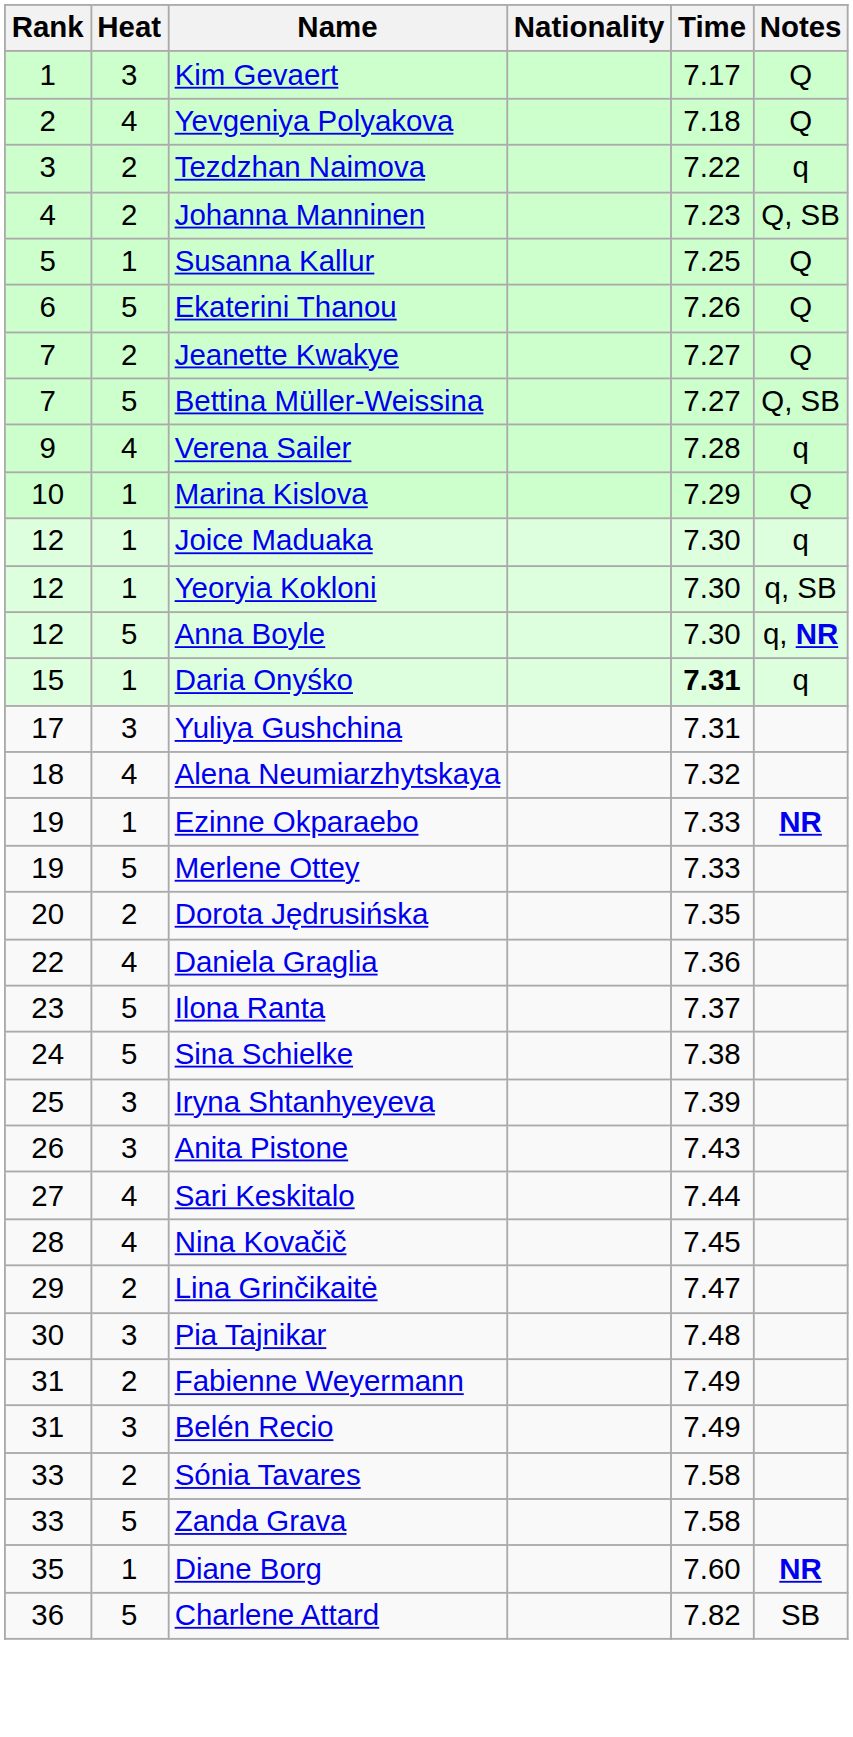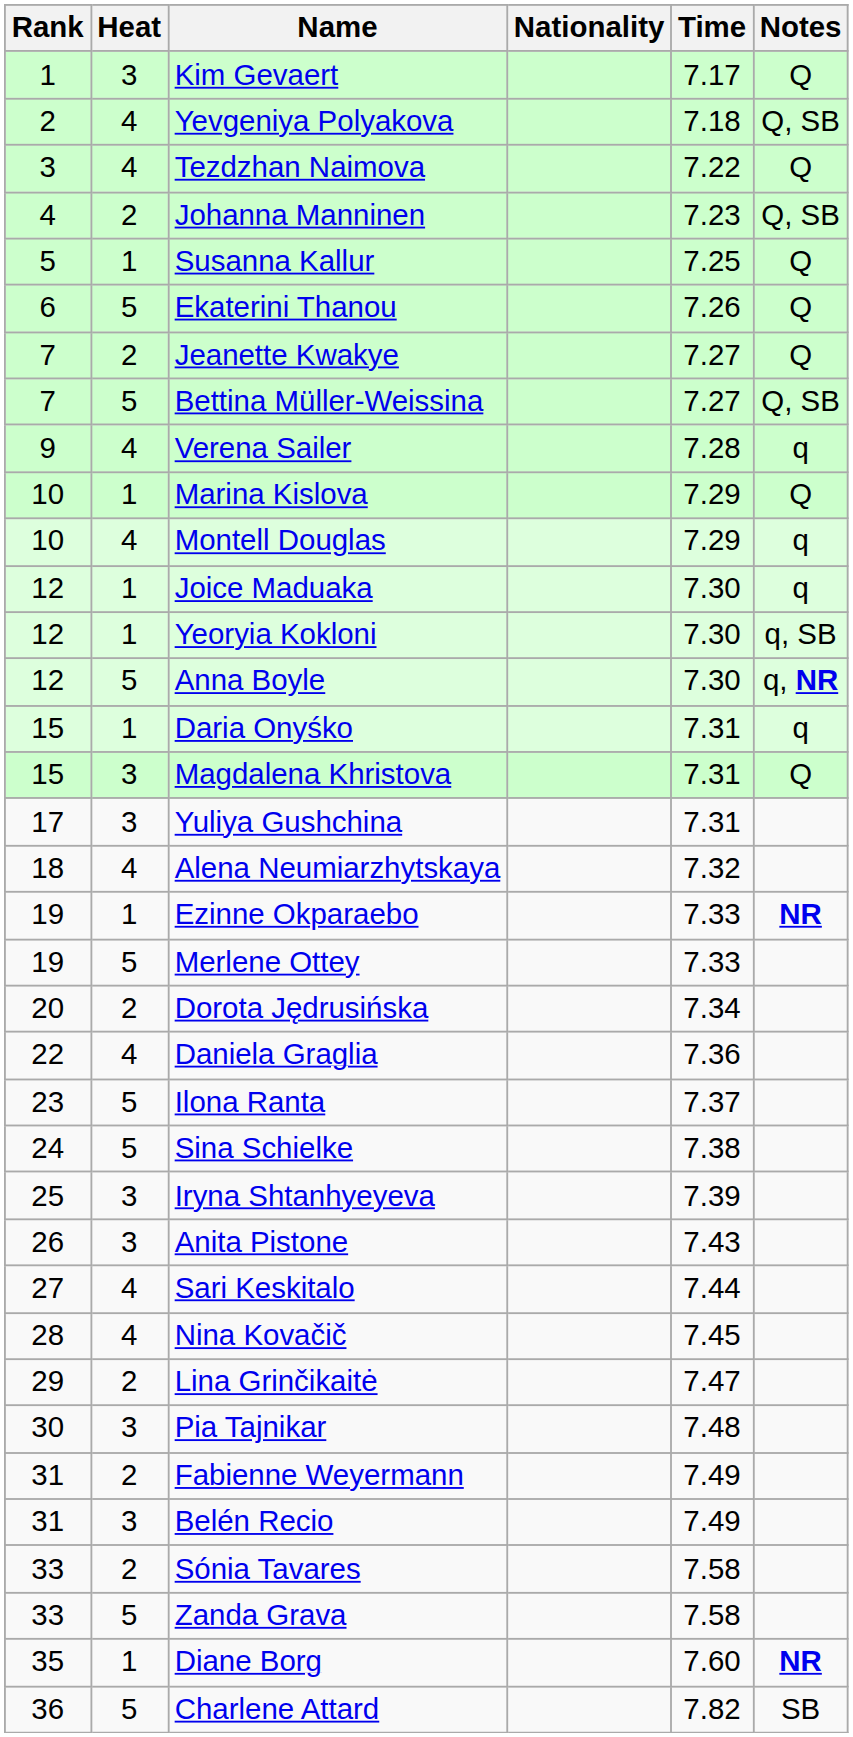(801, 121) Q -> (801, 121) Q, SB
(129, 167) 2 -> (129, 167) 4
(801, 167) q -> (801, 167) Q
+ row: (280, 541)
(712, 681) bold -> (712, 728) normal
+ row: (313, 774)
(712, 914) 7.35 -> (712, 1008) 7.34
